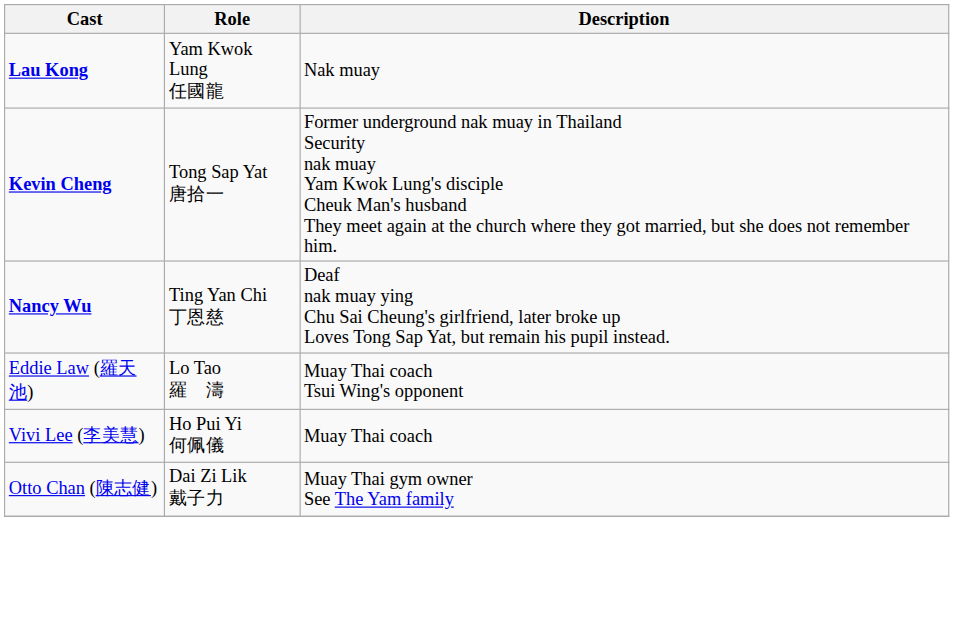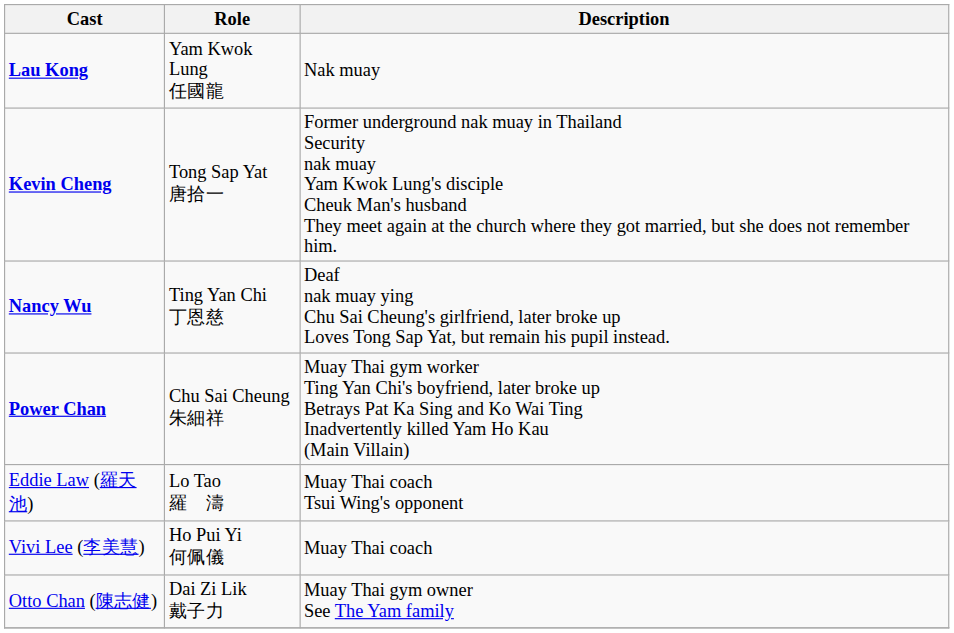+ row: (57, 408)
